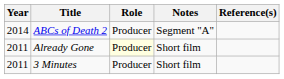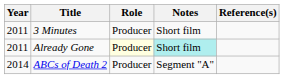rows swapped: (55, 64) <-> (70, 30)
(179, 47) no background -> (179, 47) paleturquoise background
